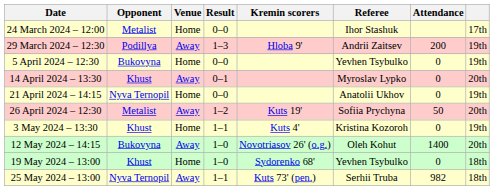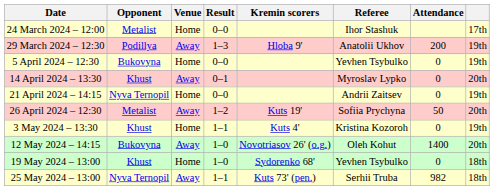(372, 45) Andrii Zaitsev -> (372, 45) Anatolii Ukhov
(372, 95) Anatolii Ukhov -> (372, 95) Andrii Zaitsev
